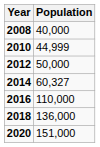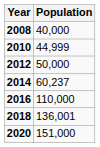(53, 82) 60,327 -> (53, 82) 60,237
(56, 116) 136,000 -> (56, 116) 136,001
